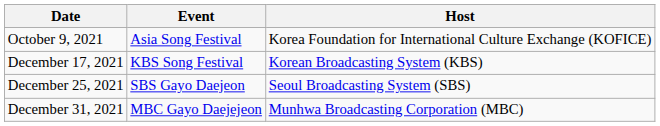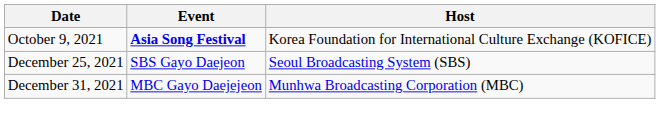(186, 39) normal -> (188, 39) bold
- row: (66, 62)
